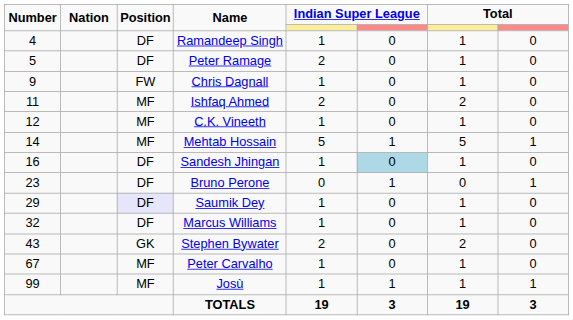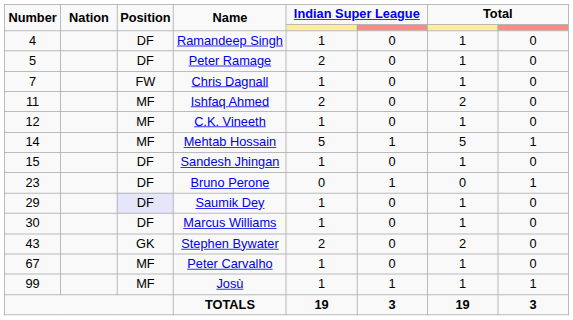(33, 81) 9 -> (33, 81) 7
(33, 162) 16 -> (33, 162) 15
(392, 162) lightblue background -> (392, 162) no background
(33, 223) 32 -> (33, 223) 30
